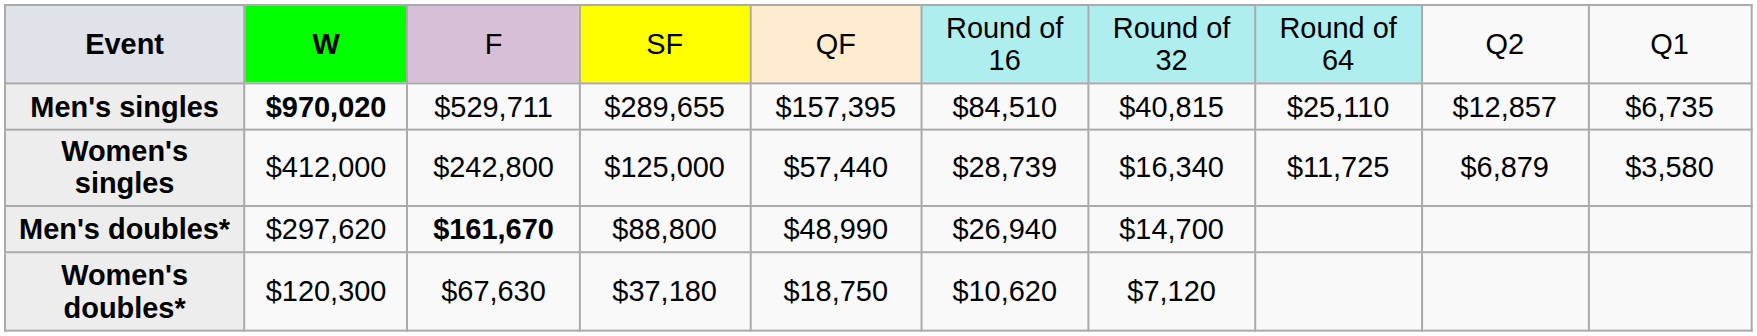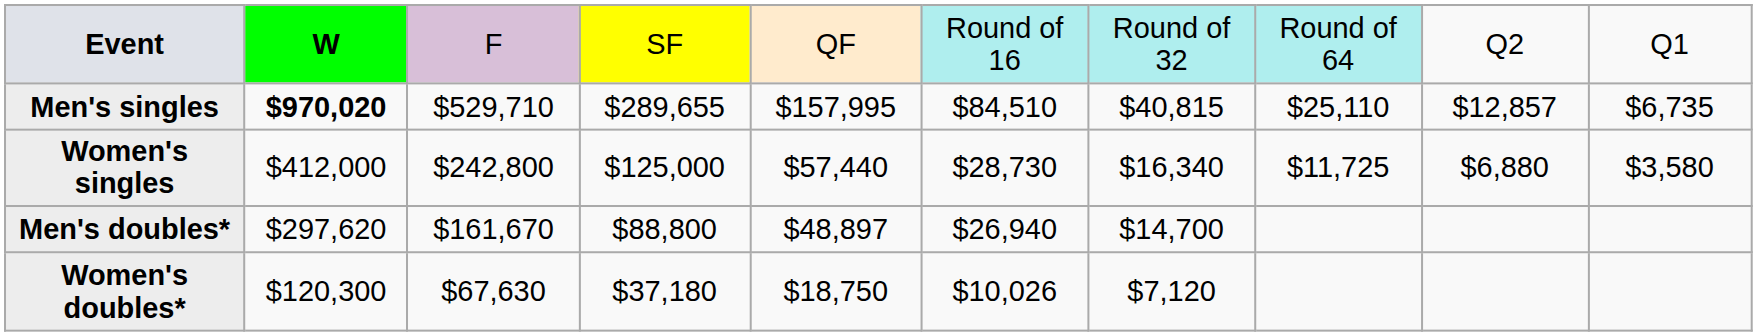(494, 106) $529,711 -> (494, 106) $529,710
(836, 106) $157,395 -> (836, 106) $157,995
(1005, 168) $28,739 -> (1005, 168) $28,730
(1505, 168) $6,879 -> (1505, 168) $6,880
(494, 230) bold -> (494, 230) normal
(836, 230) $48,990 -> (836, 230) $48,897
(1005, 292) $10,620 -> (1005, 292) $10,026
